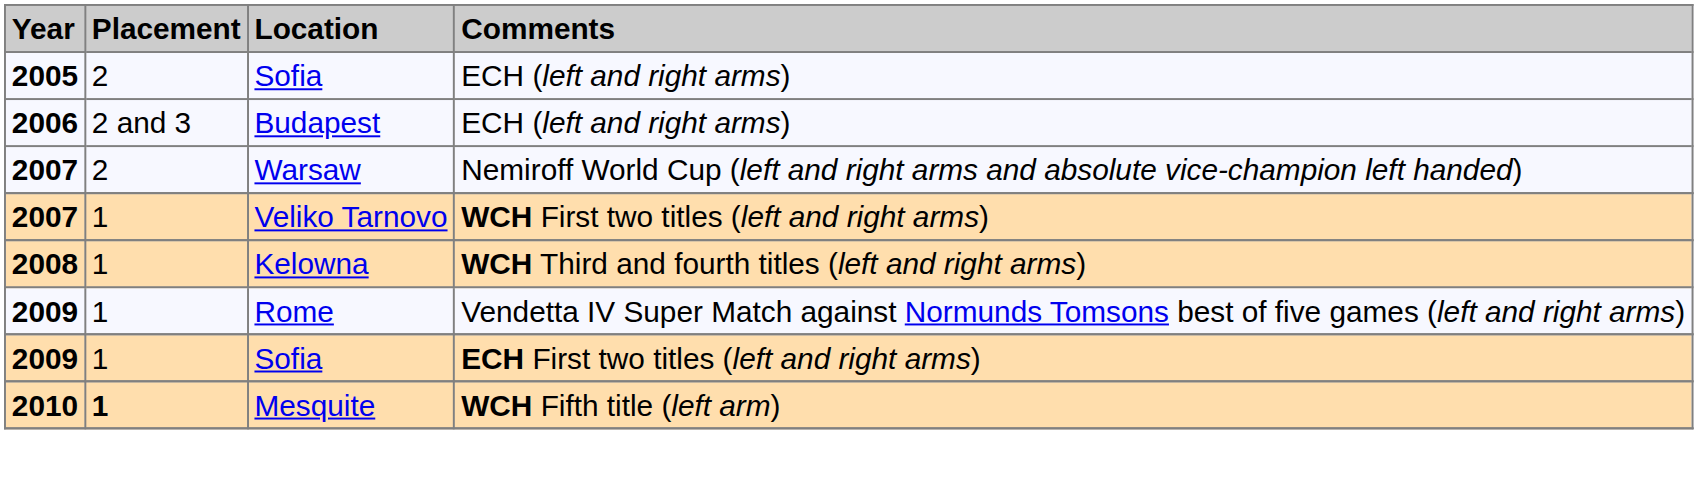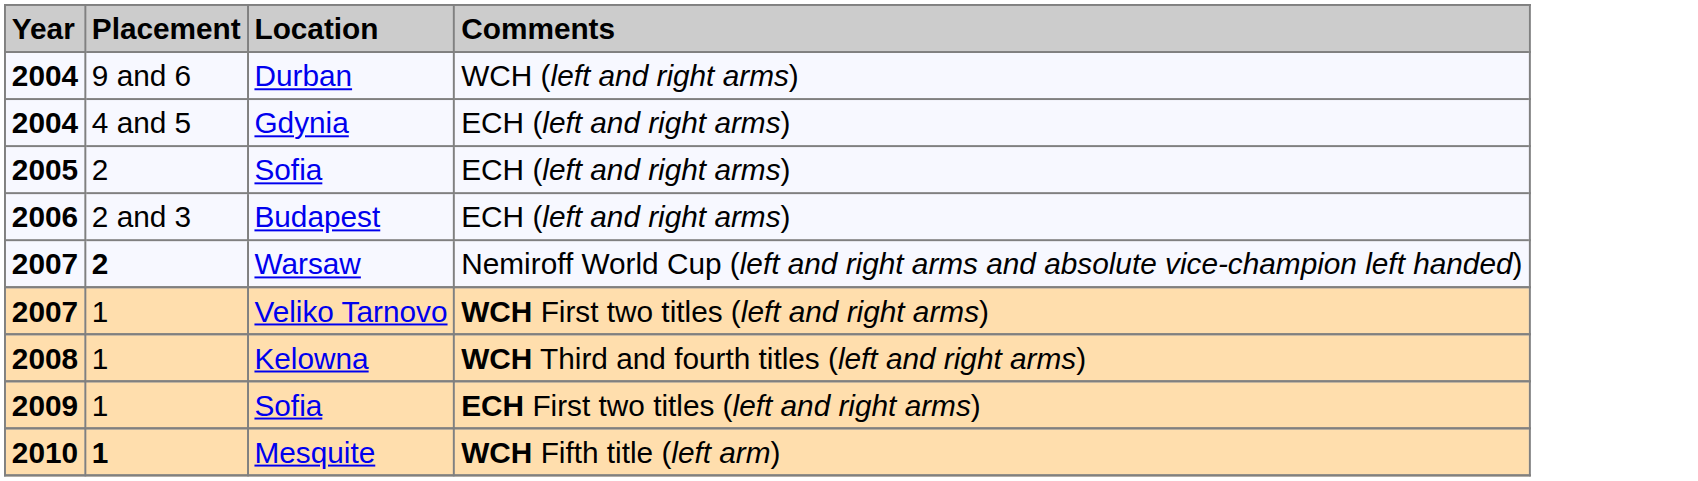+ row: (303, 76)
+ row: (302, 123)
(100, 170) normal -> (100, 264) bold
- row: (294, 311)
